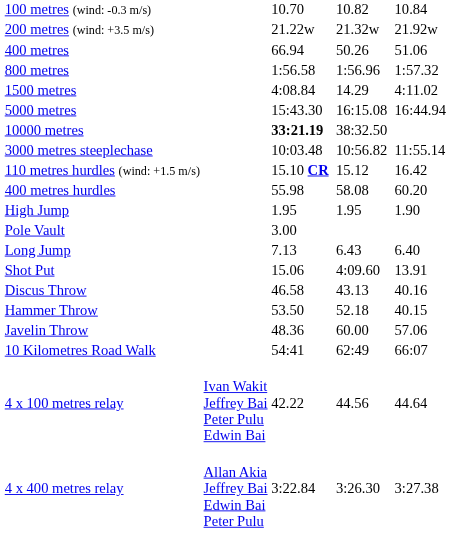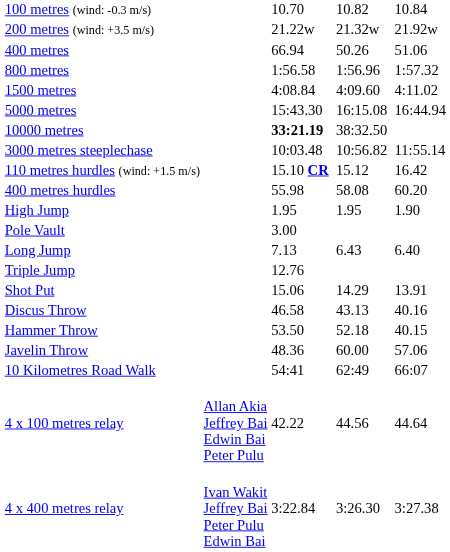(352, 90) 14.29 -> (358, 90) 4:09.60
+ row: (40, 270)
(358, 270) 4:09.60 -> (352, 290) 14.29
(236, 411) Ivan Wakit Jeffrey Bai Peter Pulu Edwin Bai -> (236, 431) Allan Akia Jeffrey Bai Edwin Bai Peter Pulu
(236, 496) Allan Akia Jeffrey Bai Edwin Bai Peter Pulu -> (236, 516) Ivan Wakit Jeffrey Bai Peter Pulu Edwin Bai
